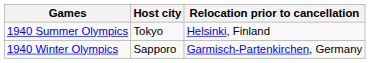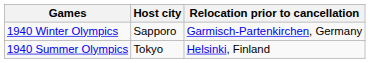rows swapped: (68, 31) <-> (63, 49)
